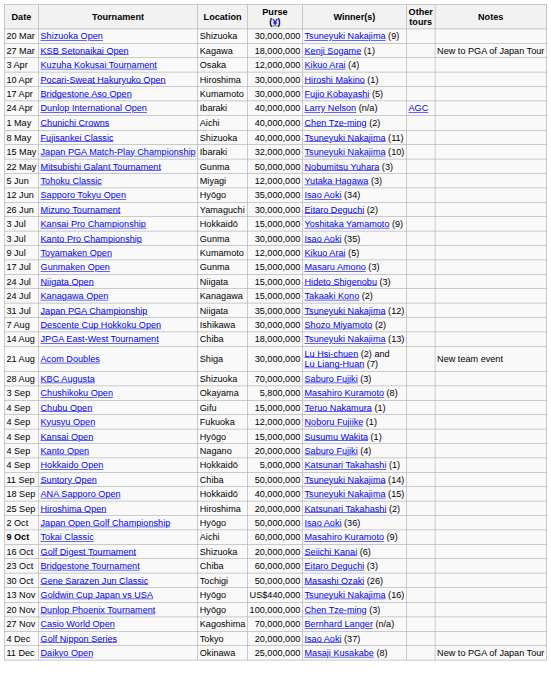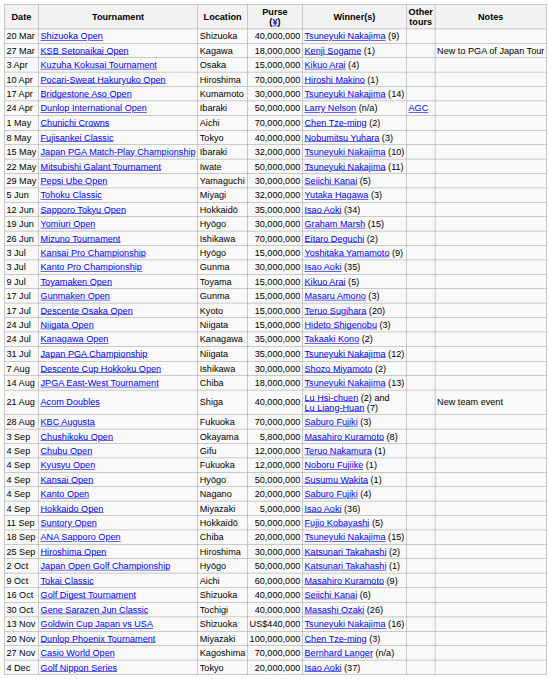(277, 36) 30,000,000 -> (277, 36) 40,000,000
(277, 65) 12,000,000 -> (277, 65) 15,000,000
(277, 80) 30,000,000 -> (277, 80) 70,000,000
(344, 94) Fujio Kobayashi (5) -> (354, 94) Tsuneyuki Nakajima (14)
(277, 109) 40,000,000 -> (277, 109) 50,000,000
(277, 123) 40,000,000 -> (277, 123) 70,000,000
(219, 137) Shizuoka -> (212, 137) Tokyo
(354, 137) Tsuneyuki Nakajima (11) -> (349, 137) Nobumitsu Yuhara (3)
(215, 166) Gunma -> (211, 166) Iwate
(349, 166) Nobumitsu Yuhara (3) -> (354, 166) Tsuneyuki Nakajima (11)
+ row: (74, 181)
(277, 181) 12,000,000 -> (277, 195) 32,000,000
(213, 195) Hyōgo -> (219, 210) Hokkaidō
+ row: (68, 224)
(222, 210) Yamaguchi -> (218, 238) Ishikawa
(277, 210) 30,000,000 -> (277, 238) 70,000,000
(219, 224) Hokkaidō -> (213, 253) Hyōgo
(222, 253) Kumamoto -> (216, 282) Toyama
(277, 253) 12,000,000 -> (277, 282) 15,000,000
+ row: (87, 311)
(277, 296) 15,000,000 -> (277, 340) 35,000,000
(277, 359) 30,000,000 -> (277, 402) 40,000,000
(219, 379) Shizuoka -> (217, 422) Fukuoka
(277, 407) 15,000,000 -> (277, 451) 12,000,000
(277, 436) 15,000,000 -> (277, 480) 50,000,000
(219, 465) Hokkaidō -> (218, 509) Miyazaki
(352, 465) Katsunari Takahashi (1) -> (332, 509) Isao Aoki (36)
(212, 480) Chiba -> (219, 523) Hokkaidō
(354, 480) Tsuneyuki Nakajima (14) -> (344, 523) Fujio Kobayashi (5)
(219, 494) Hokkaidō -> (212, 537) Chiba
(277, 494) 40,000,000 -> (277, 537) 20,000,000
(277, 509) 20,000,000 -> (277, 552) 30,000,000
(332, 523) Isao Aoki (36) -> (352, 566) Katsunari Takahashi (1)
(18, 537) bold -> (17, 581) normal
(277, 552) 20,000,000 -> (277, 595) 40,000,000
- row: (90, 566)
(277, 581) 50,000,000 -> (277, 610) 40,000,000
(213, 595) Hyōgo -> (219, 624) Shizuoka
(213, 610) Hyōgo -> (218, 638) Miyazaki
- row: (67, 653)
